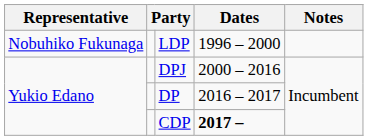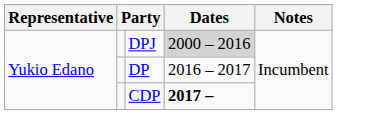- row: (174, 43)
(239, 69) no background -> (209, 43) lightgrey background
